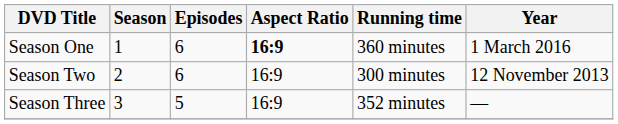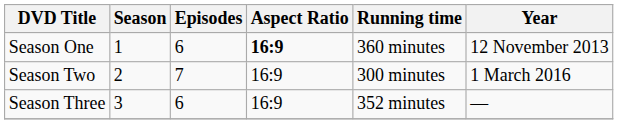(521, 47) 1 March 2016 -> (539, 47) 12 November 2013
(179, 75) 6 -> (179, 75) 7
(539, 75) 12 November 2013 -> (521, 75) 1 March 2016
(179, 103) 5 -> (179, 103) 6
